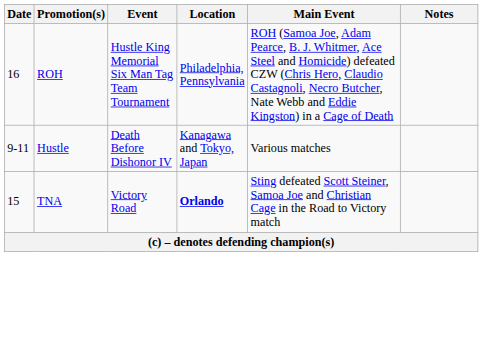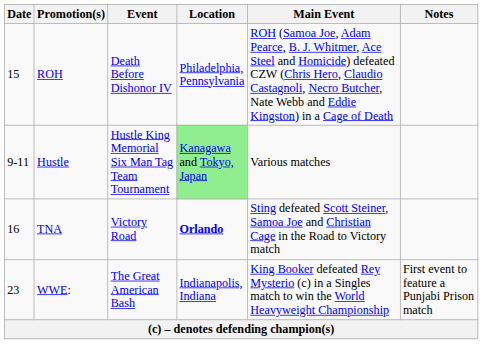(13, 74) 16 -> (13, 74) 15
(142, 74) Hustle King Memorial Six Man Tag Team Tournament -> (141, 74) Death Before Dishonor IV
(141, 148) Death Before Dishonor IV -> (142, 162) Hustle King Memorial Six Man Tag Team Tournament
(207, 148) no background -> (207, 162) lightgreen background
(13, 201) 15 -> (13, 229) 16
+ row: (54, 289)
